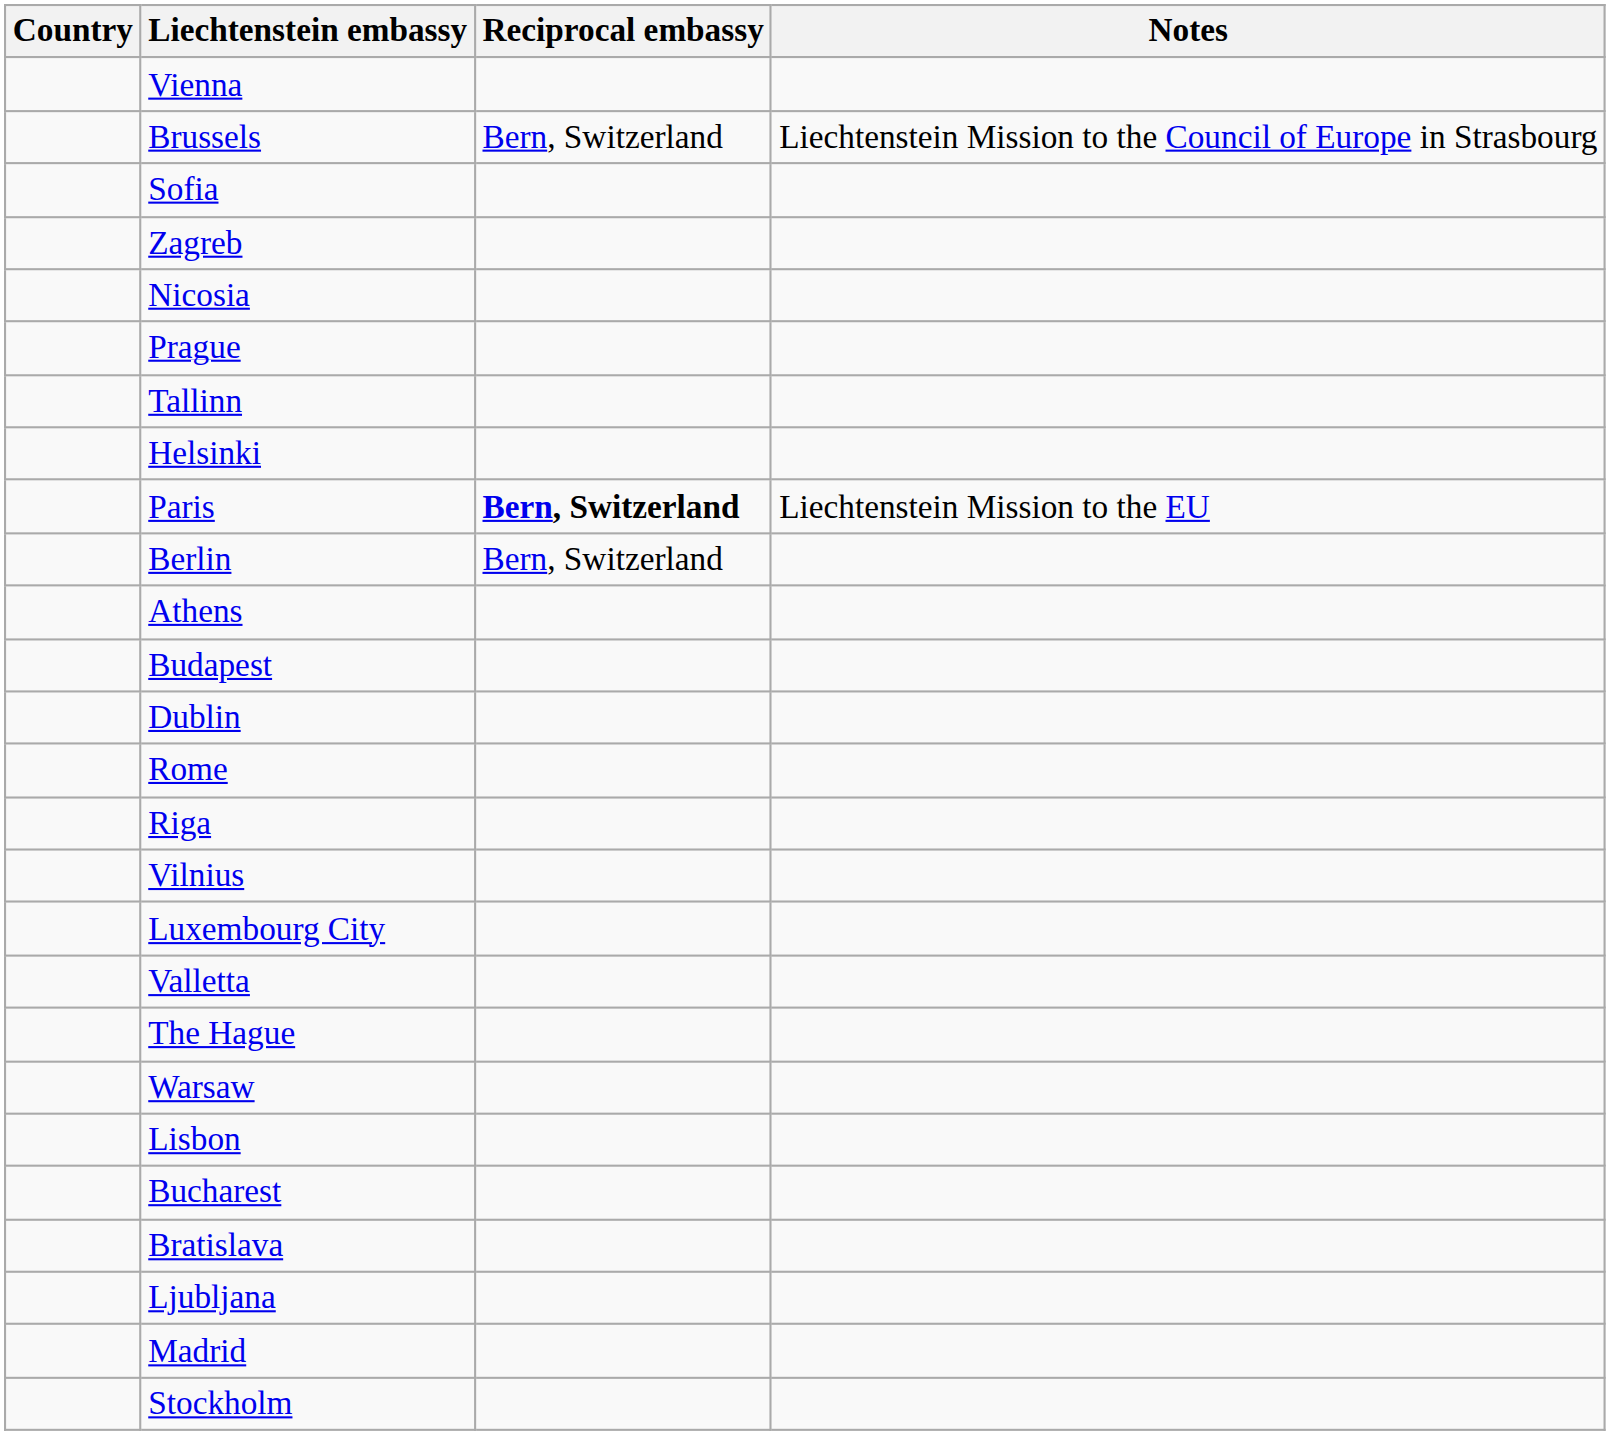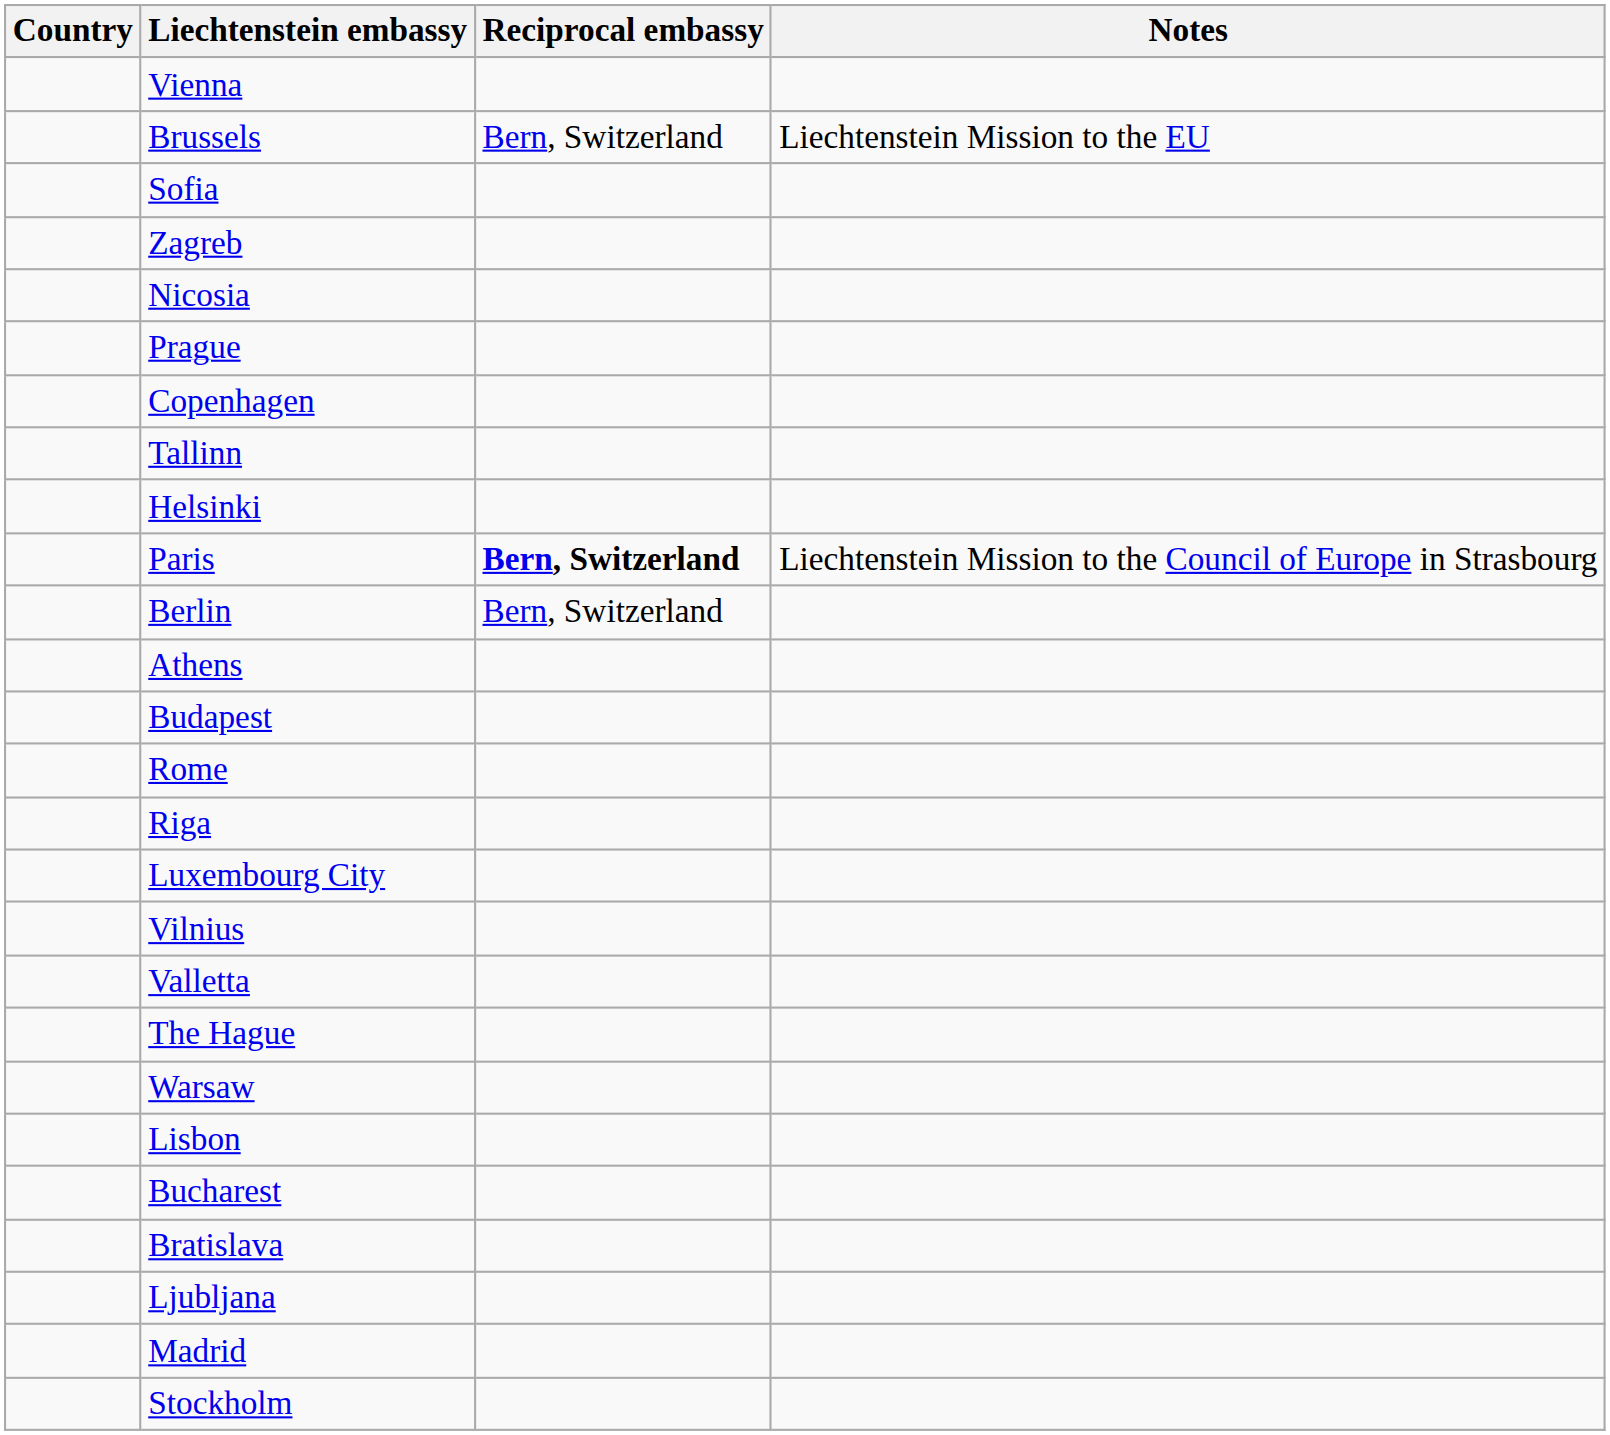(1188, 136) Liechtenstein Mission to the Council of Europe in Strasbourg -> (995, 136) Liechtenstein Mission to the EU
+ row: (231, 400)
(995, 505) Liechtenstein Mission to the EU -> (1188, 558) Liechtenstein Mission to the Council of Europe in Strasbourg
- row: (194, 717)
rows swapped: (196, 875) <-> (267, 928)
